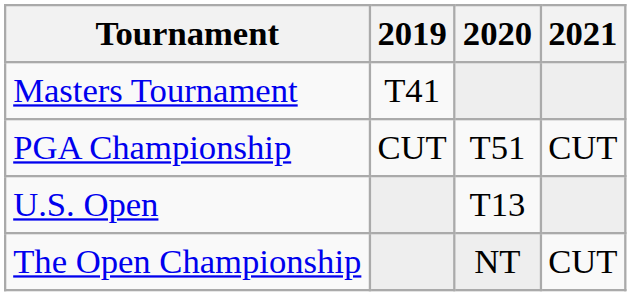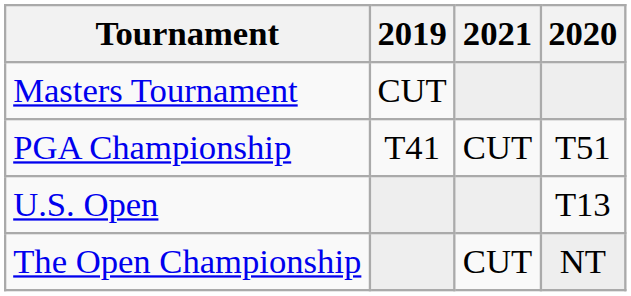columns swapped: (497, 33) <-> (583, 33)
(412, 90) T41 -> (412, 90) CUT
(412, 147) CUT -> (412, 147) T41
